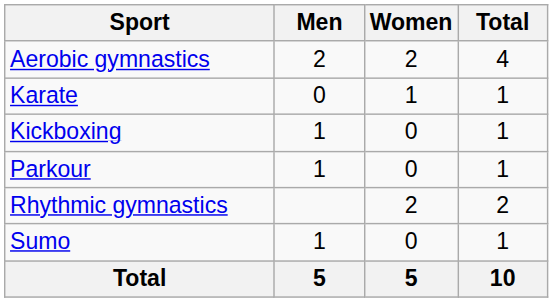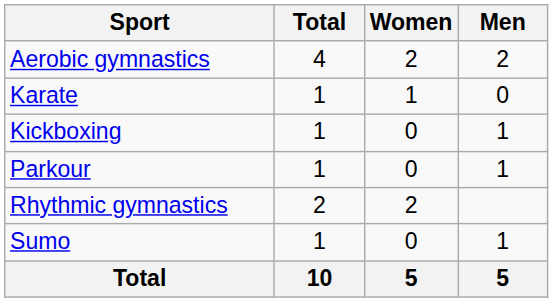columns swapped: (319, 22) <-> (503, 22)
